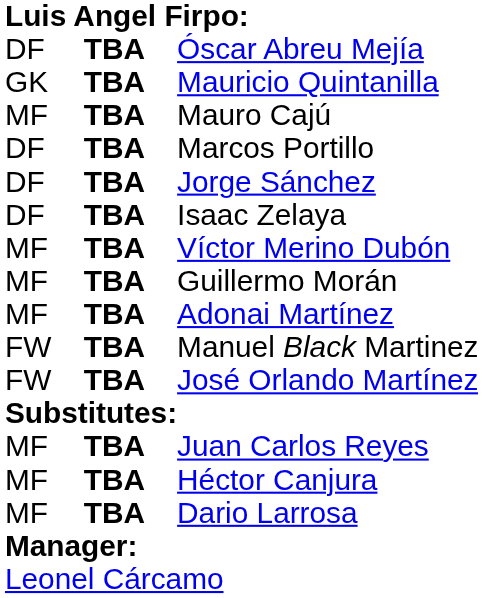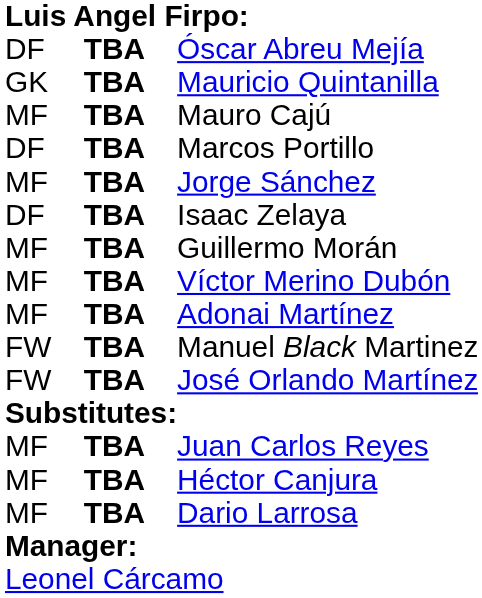(25, 181) DF -> (26, 181) MF
rows swapped: (287, 281) <-> (314, 247)
